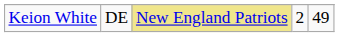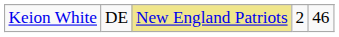(321, 18) 49 -> (321, 18) 46
